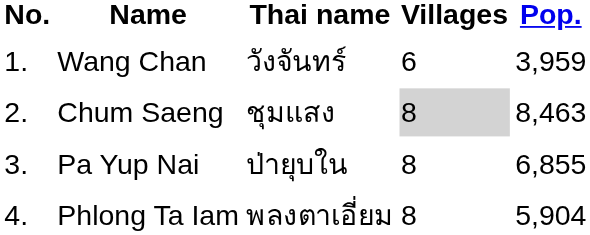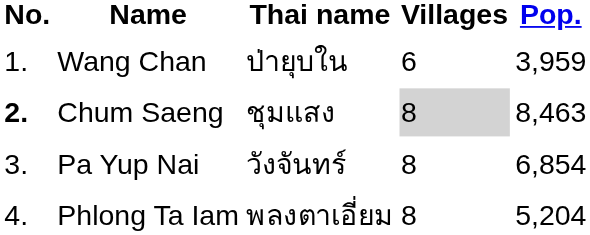(297, 61) วังจันทร์ -> (297, 61) ป่ายุบใน
(16, 111) normal -> (16, 111) bold
(297, 164) ป่ายุบใน -> (297, 164) วังจันทร์
(551, 163) 6,855 -> (551, 163) 6,854
(551, 215) 5,904 -> (551, 215) 5,204
